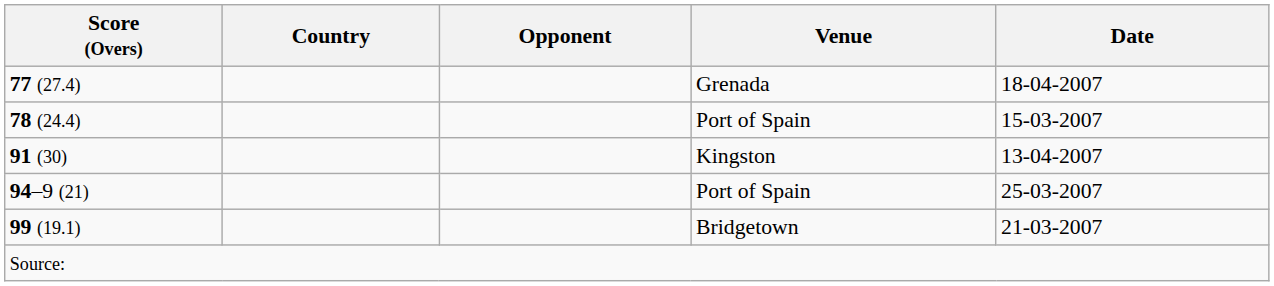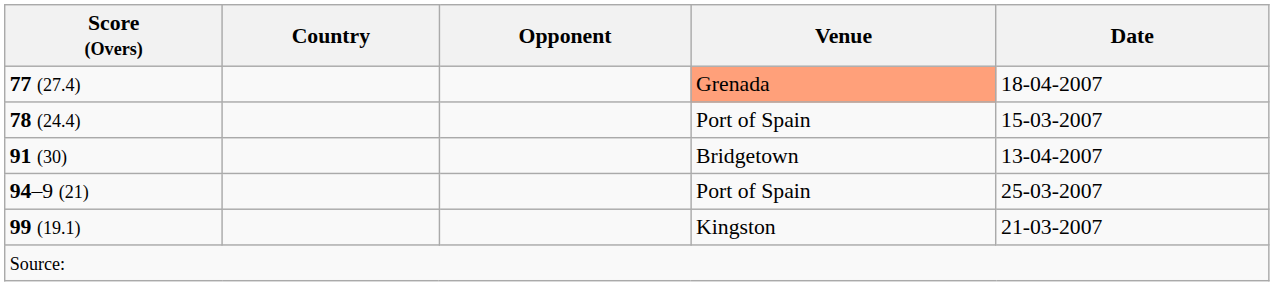(733, 84) no background -> (733, 84) lightsalmon background
(736, 155) Kingston -> (747, 155) Bridgetown
(747, 227) Bridgetown -> (736, 227) Kingston
